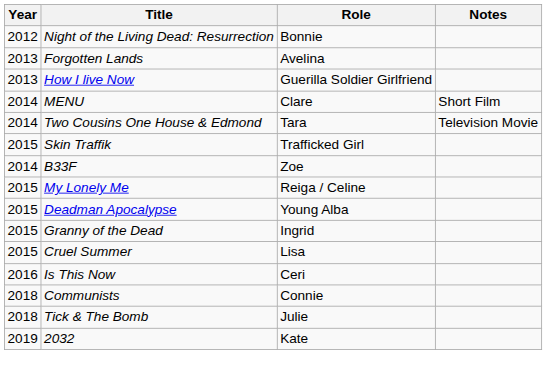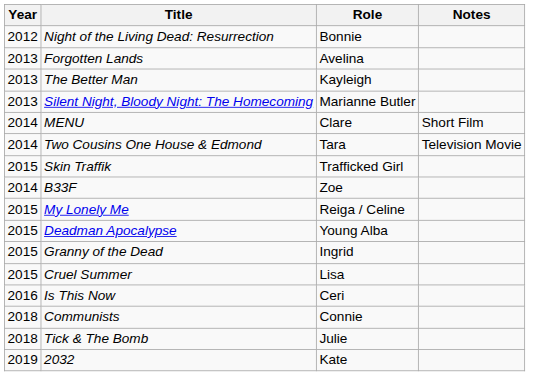+ row: (91, 79)
+ row: (179, 101)
- row: (89, 79)
